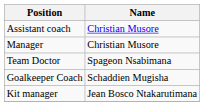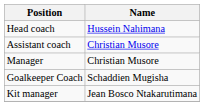+ row: (31, 28)
- row: (33, 61)
